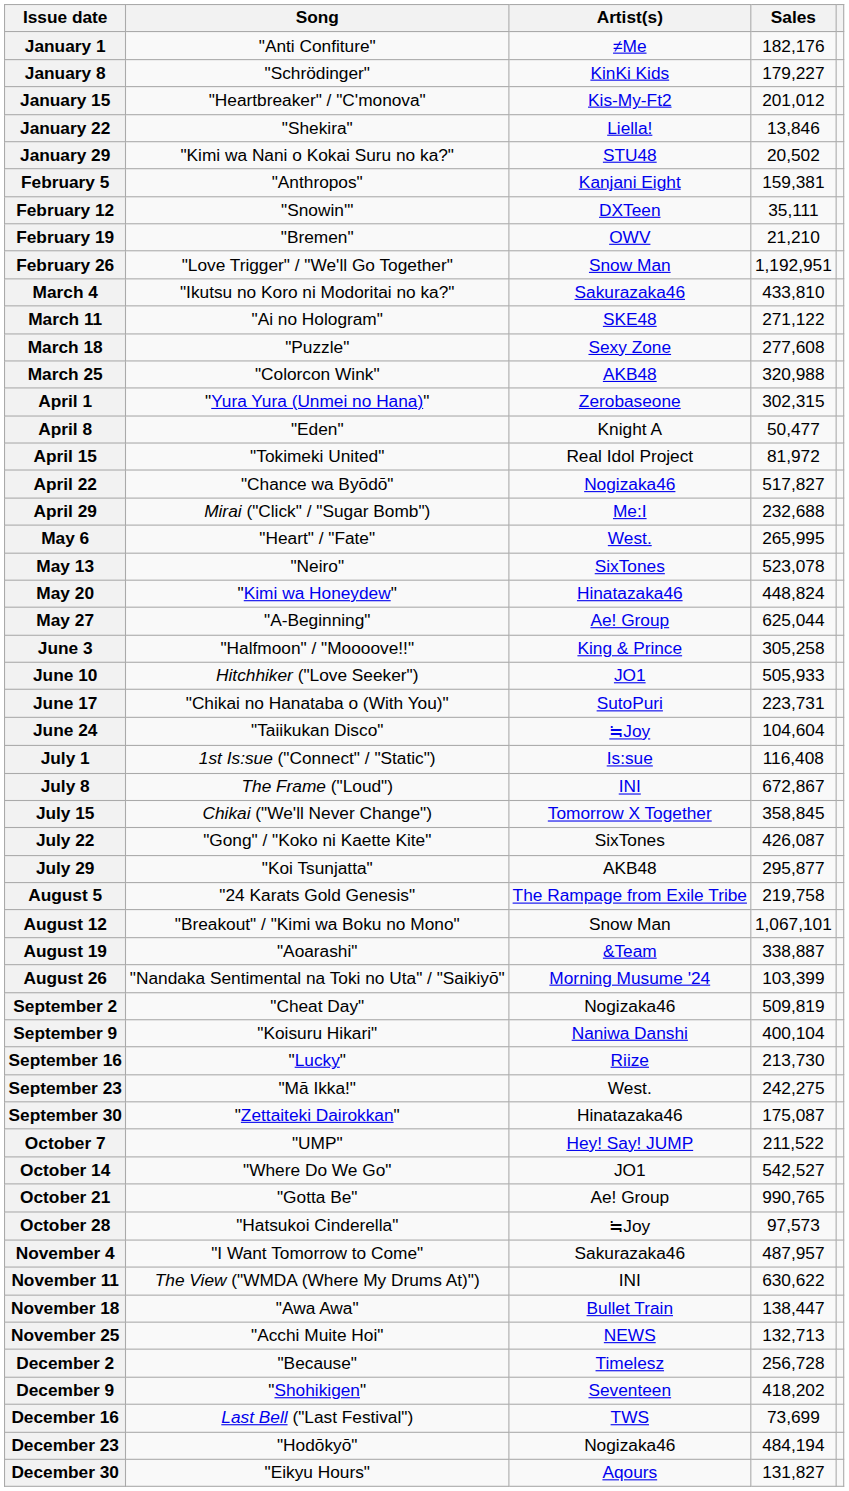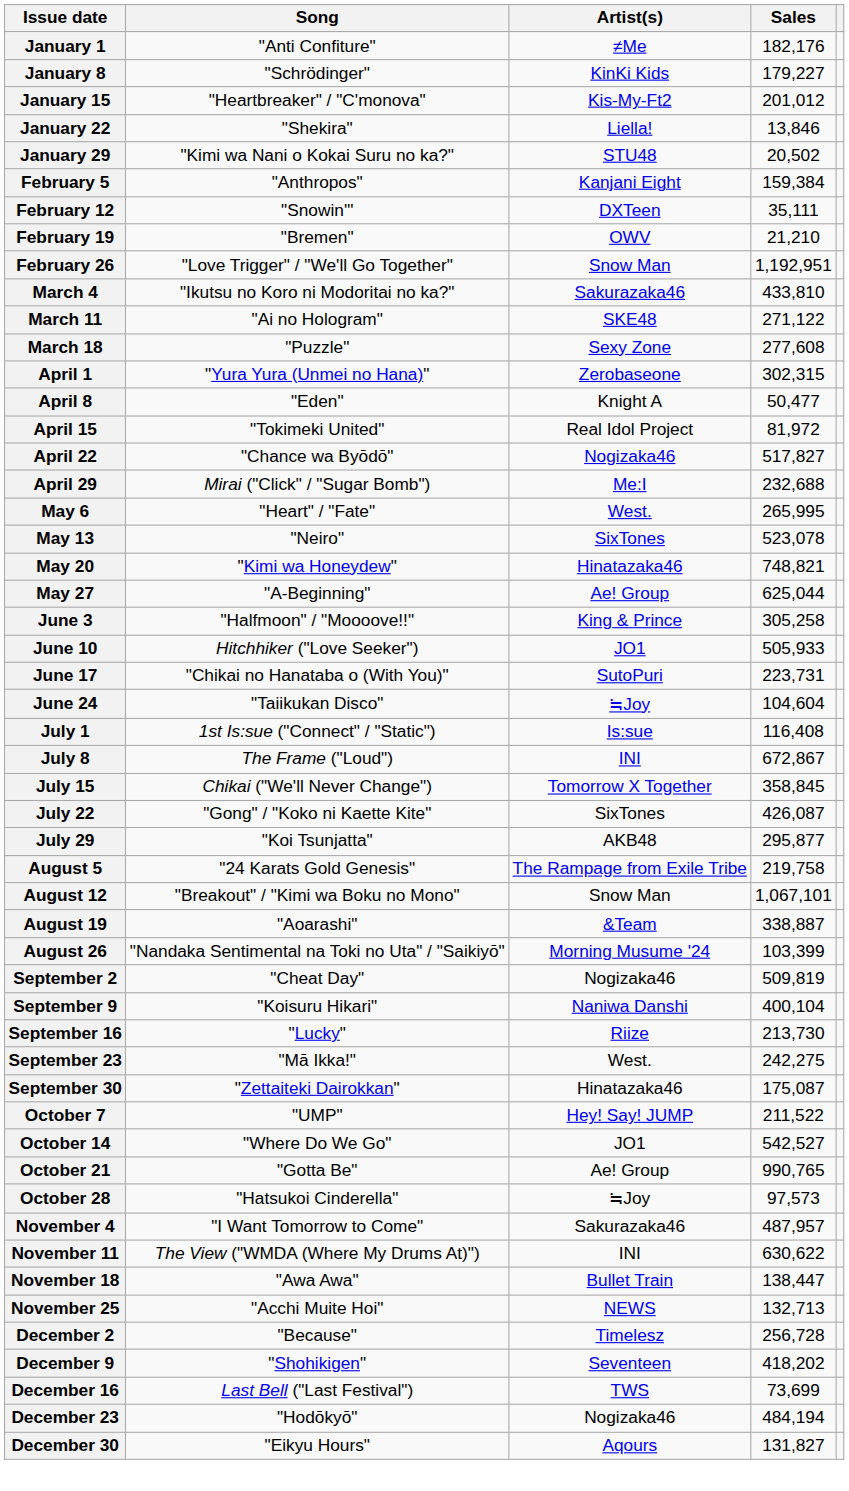(793, 182) 159,381 -> (793, 182) 159,384
- row: (65, 374)
(793, 593) 448,824 -> (793, 566) 748,821
